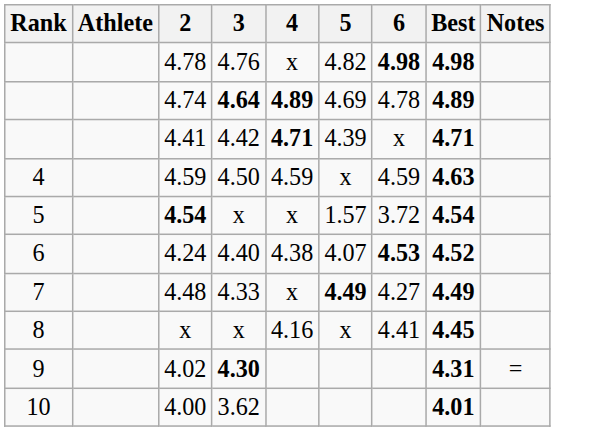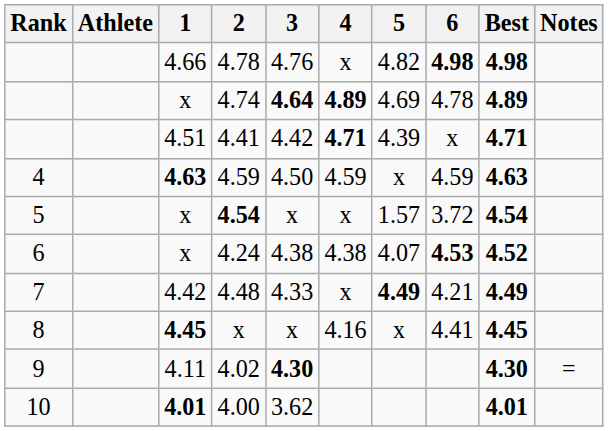+ column: (185, 23)
(239, 253) 4.40 -> (292, 253) 4.38
(399, 291) 4.27 -> (452, 291) 4.21
(453, 368) 4.31 -> (507, 368) 4.30
